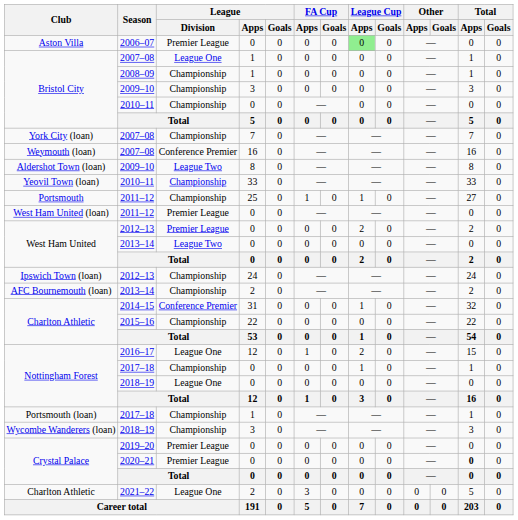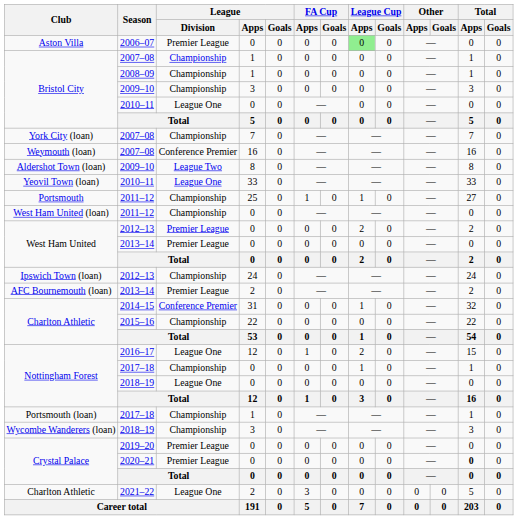(198, 58) League One -> (198, 58) Championship
(198, 105) Championship -> (198, 105) League One
(198, 182) Championship -> (198, 182) League One
(198, 213) Premier League -> (198, 213) Championship
(198, 244) League Two -> (198, 244) Premier League
(198, 290) Championship -> (198, 290) Premier League
